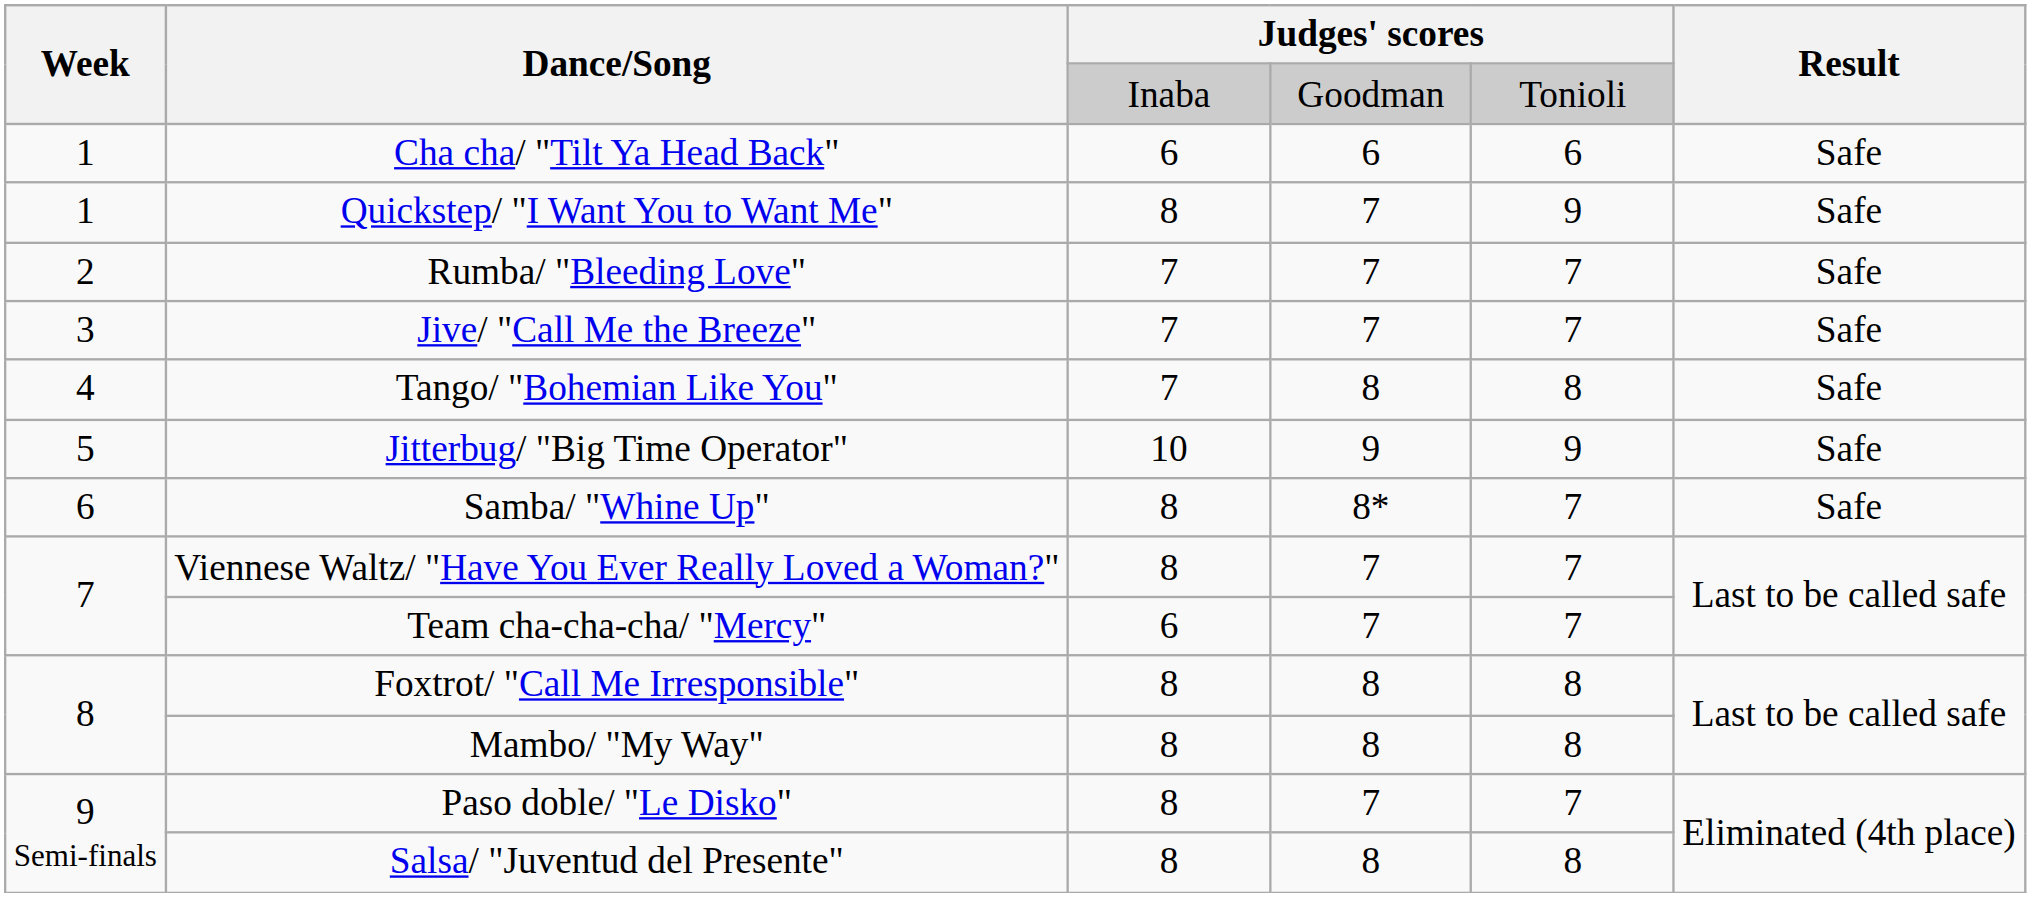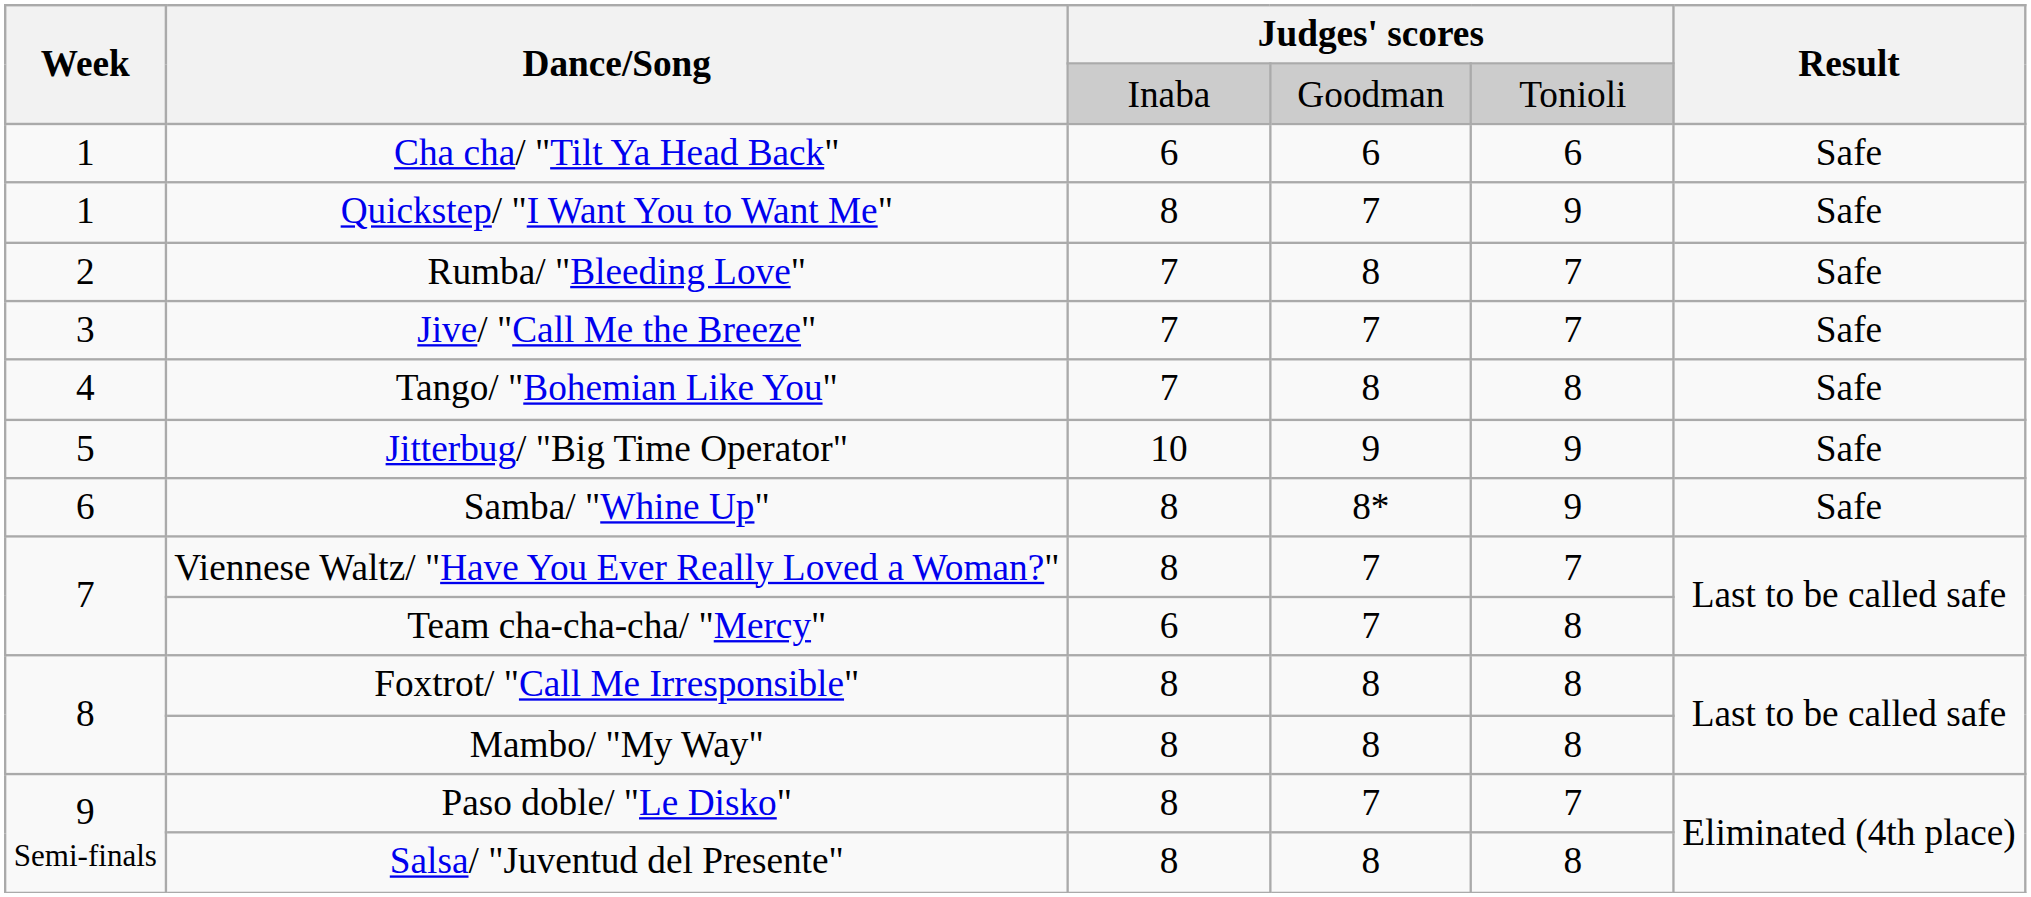(1371, 270) 7 -> (1371, 270) 8
(1573, 507) 7 -> (1573, 507) 9
(1573, 625) 7 -> (1573, 625) 8
